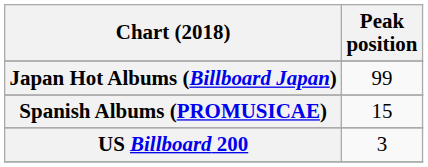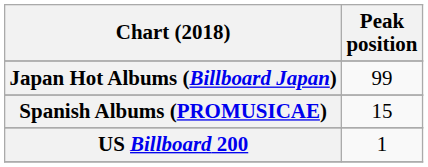(382, 144) 3 -> (382, 144) 1
